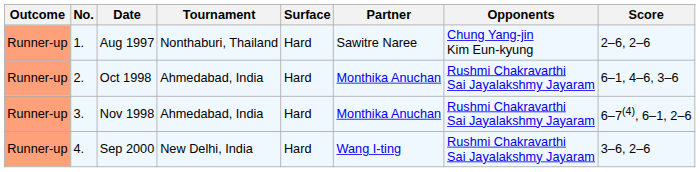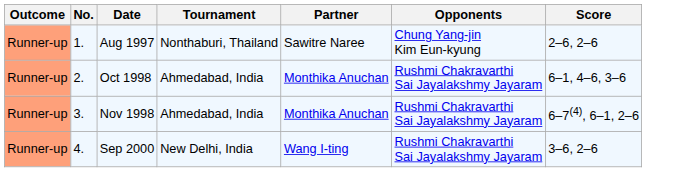- column: (307, 14)
